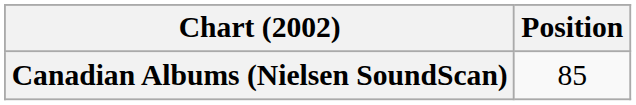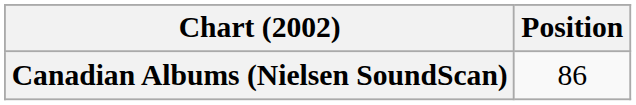(572, 74) 85 -> (572, 74) 86
